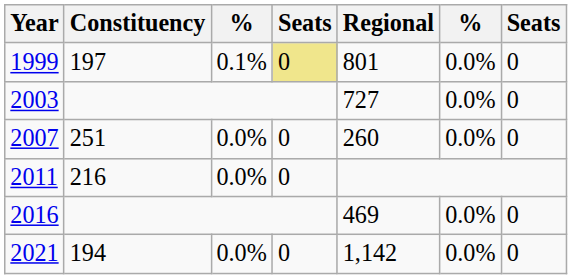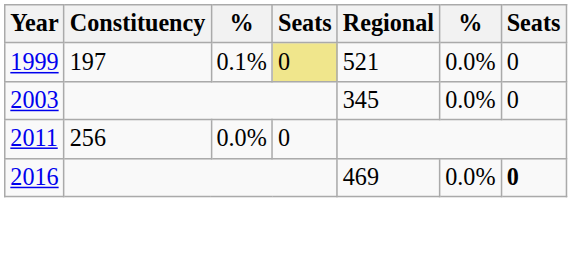(361, 61) 801 -> (361, 61) 521
(361, 100) 727 -> (361, 100) 345
- row: (34, 138)
(88, 176) 216 -> (88, 138) 256
(513, 215) normal -> (513, 176) bold
- row: (34, 253)
